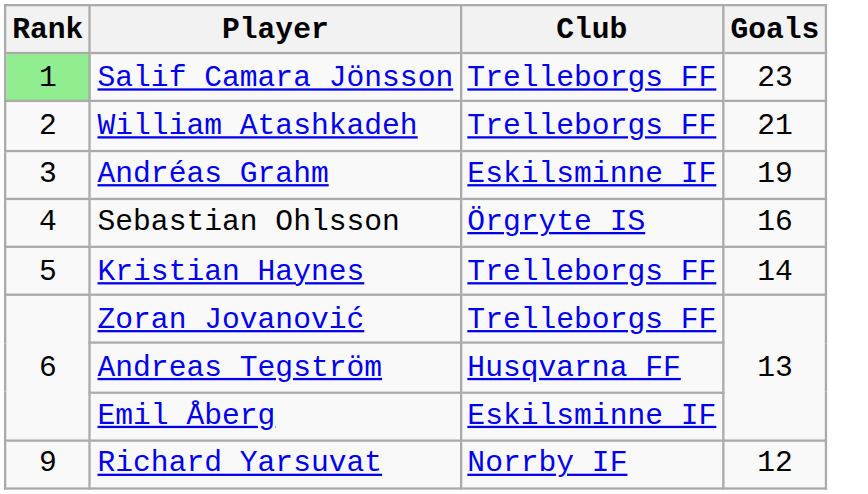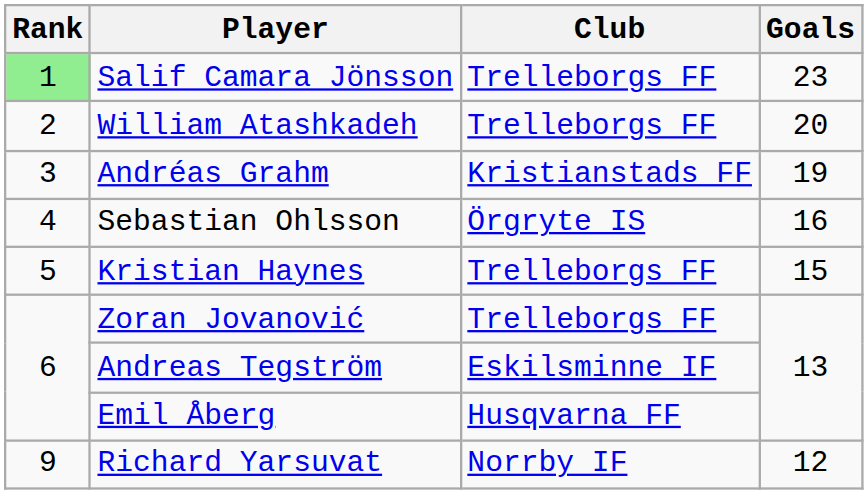(775, 126) 21 -> (811, 126) 20
(592, 174) Eskilsminne IF -> (610, 174) Kristianstads FF
(775, 271) 14 -> (811, 271) 15
(574, 367) Husqvarna FF -> (592, 367) Eskilsminne IF
(592, 416) Eskilsminne IF -> (574, 416) Husqvarna FF
